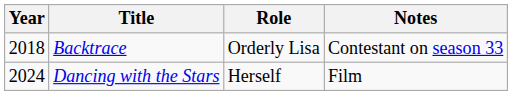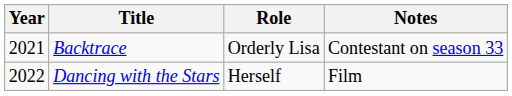(27, 47) 2018 -> (27, 47) 2021
(27, 76) 2024 -> (27, 76) 2022
